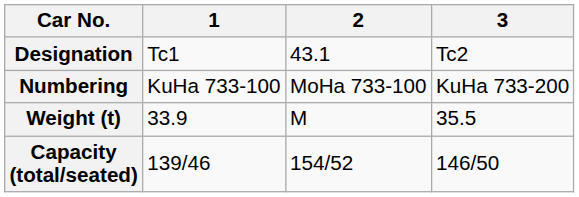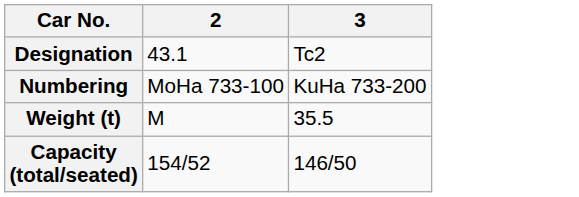- column: (214, 20)
